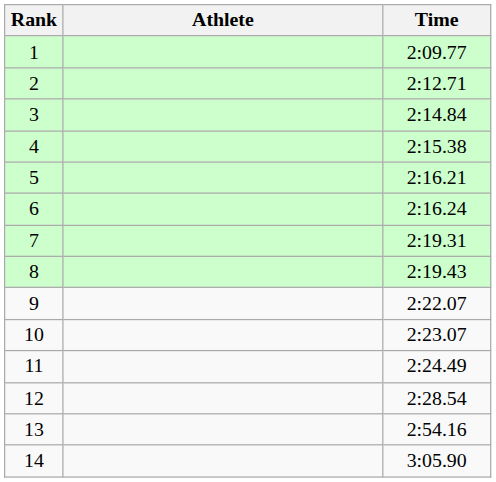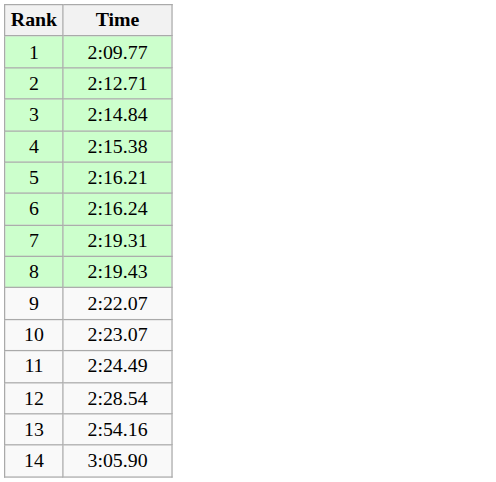- column: (223, 20)
